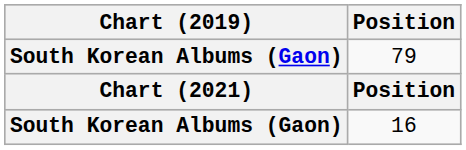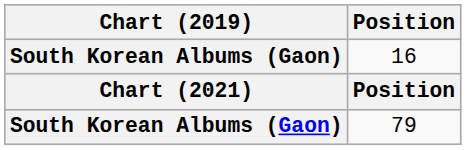rows swapped: (404, 126) <-> (404, 57)
